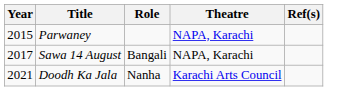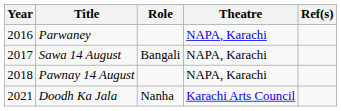(20, 34) 2015 -> (20, 34) 2016
+ row: (87, 75)
